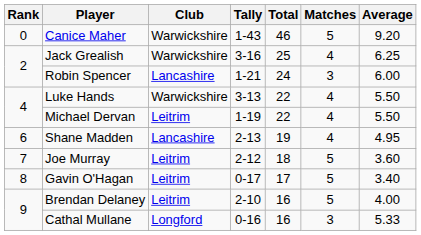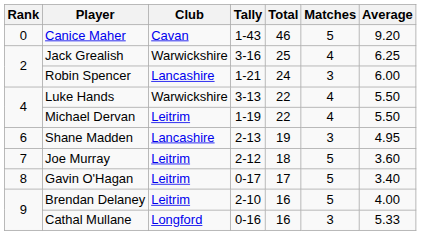(189, 35) Warwickshire -> (170, 35) Cavan
(330, 138) 4 -> (330, 138) 3
